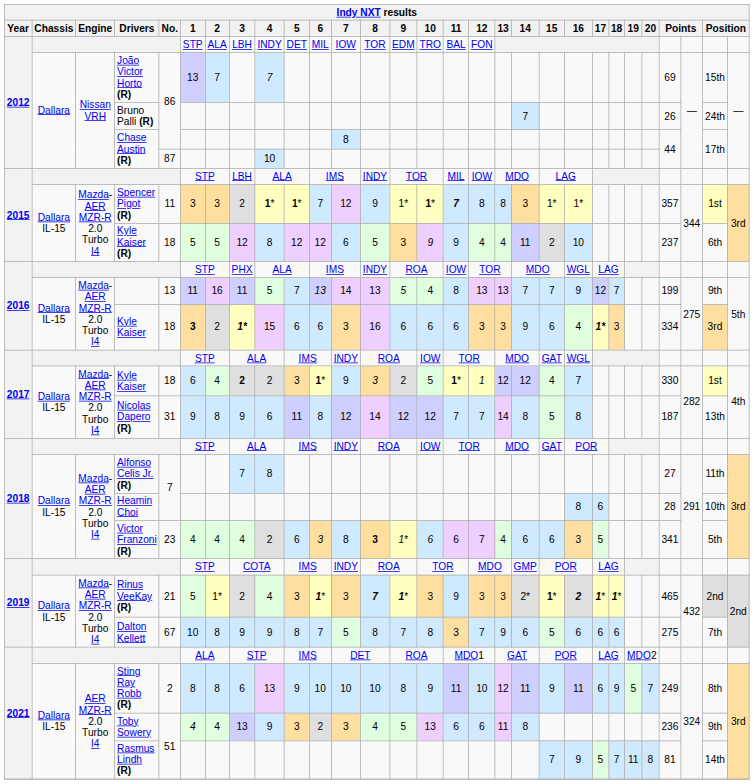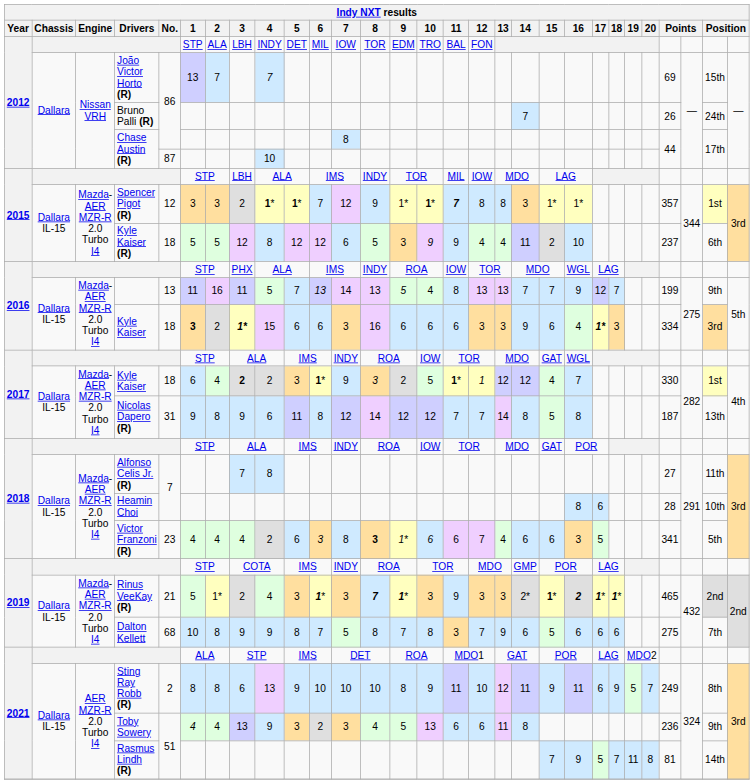(170, 203) 11 -> (170, 203) 12
(170, 632) 67 -> (170, 632) 68
